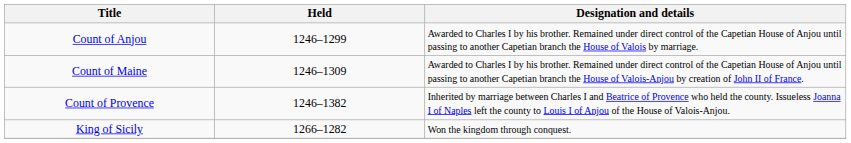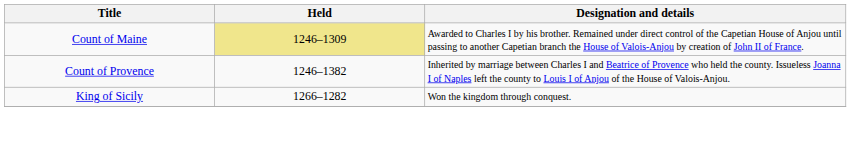- row: (109, 39)
(320, 71) no background -> (320, 39) khaki background
